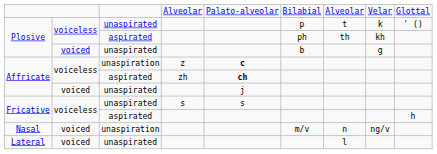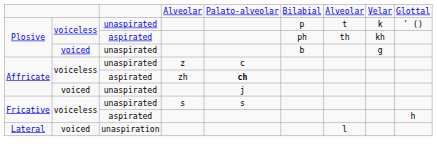(130, 63) unaspiration -> (130, 63) unaspirated
(242, 63) bold -> (242, 63) normal
- row: (28, 129)
(130, 142) unaspirated -> (130, 129) unaspiration
